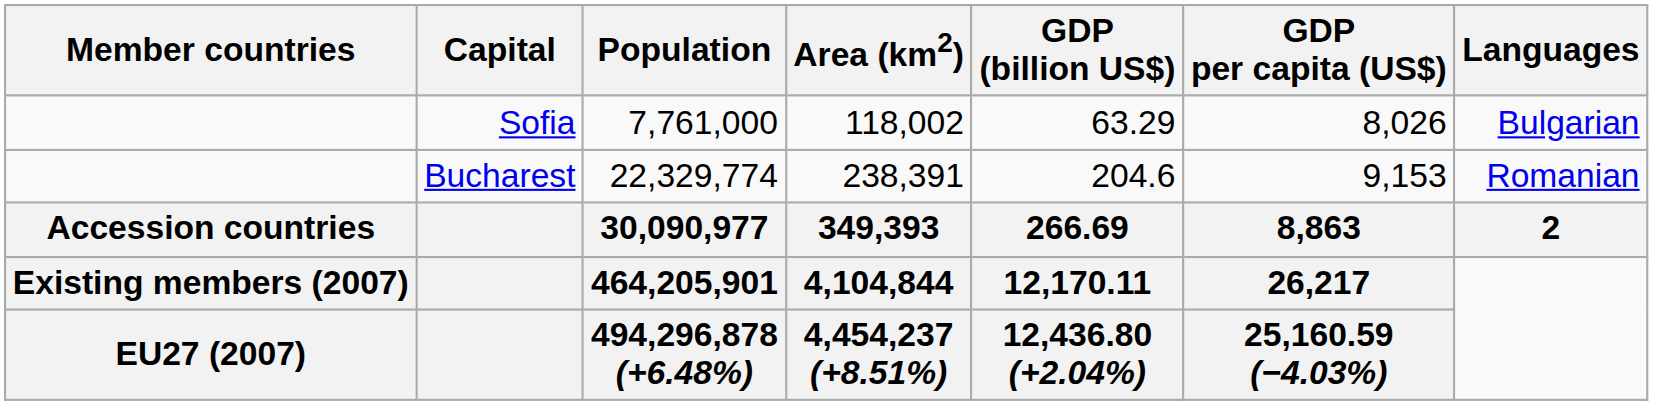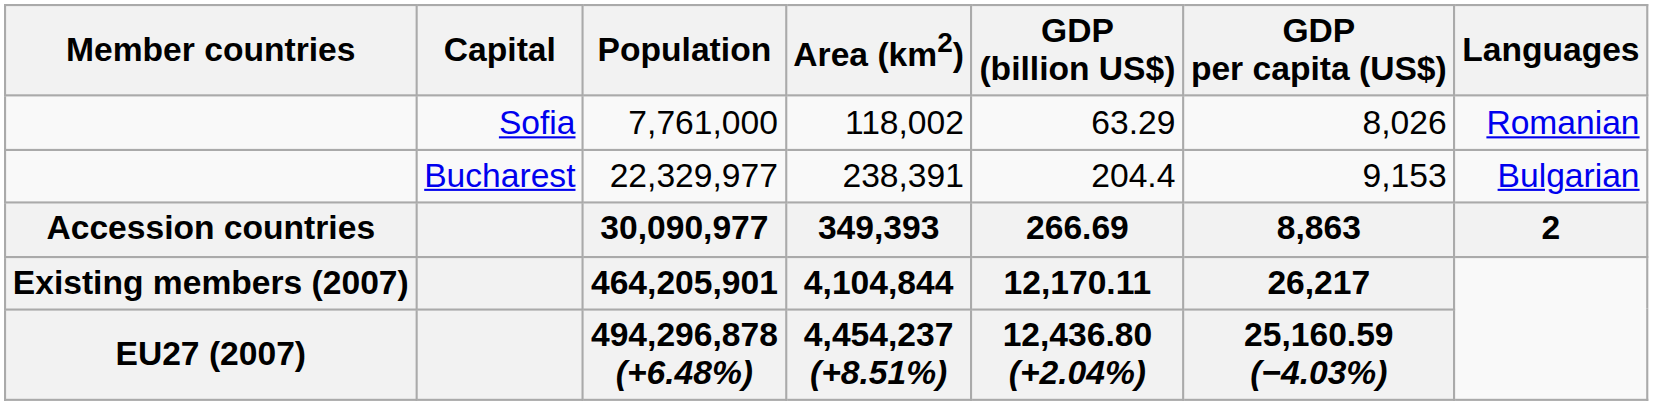(1569, 122) Bulgarian -> (1563, 122) Romanian
(694, 175) 22,329,774 -> (694, 175) 22,329,977
(1133, 175) 204.6 -> (1133, 175) 204.4
(1563, 175) Romanian -> (1569, 175) Bulgarian
